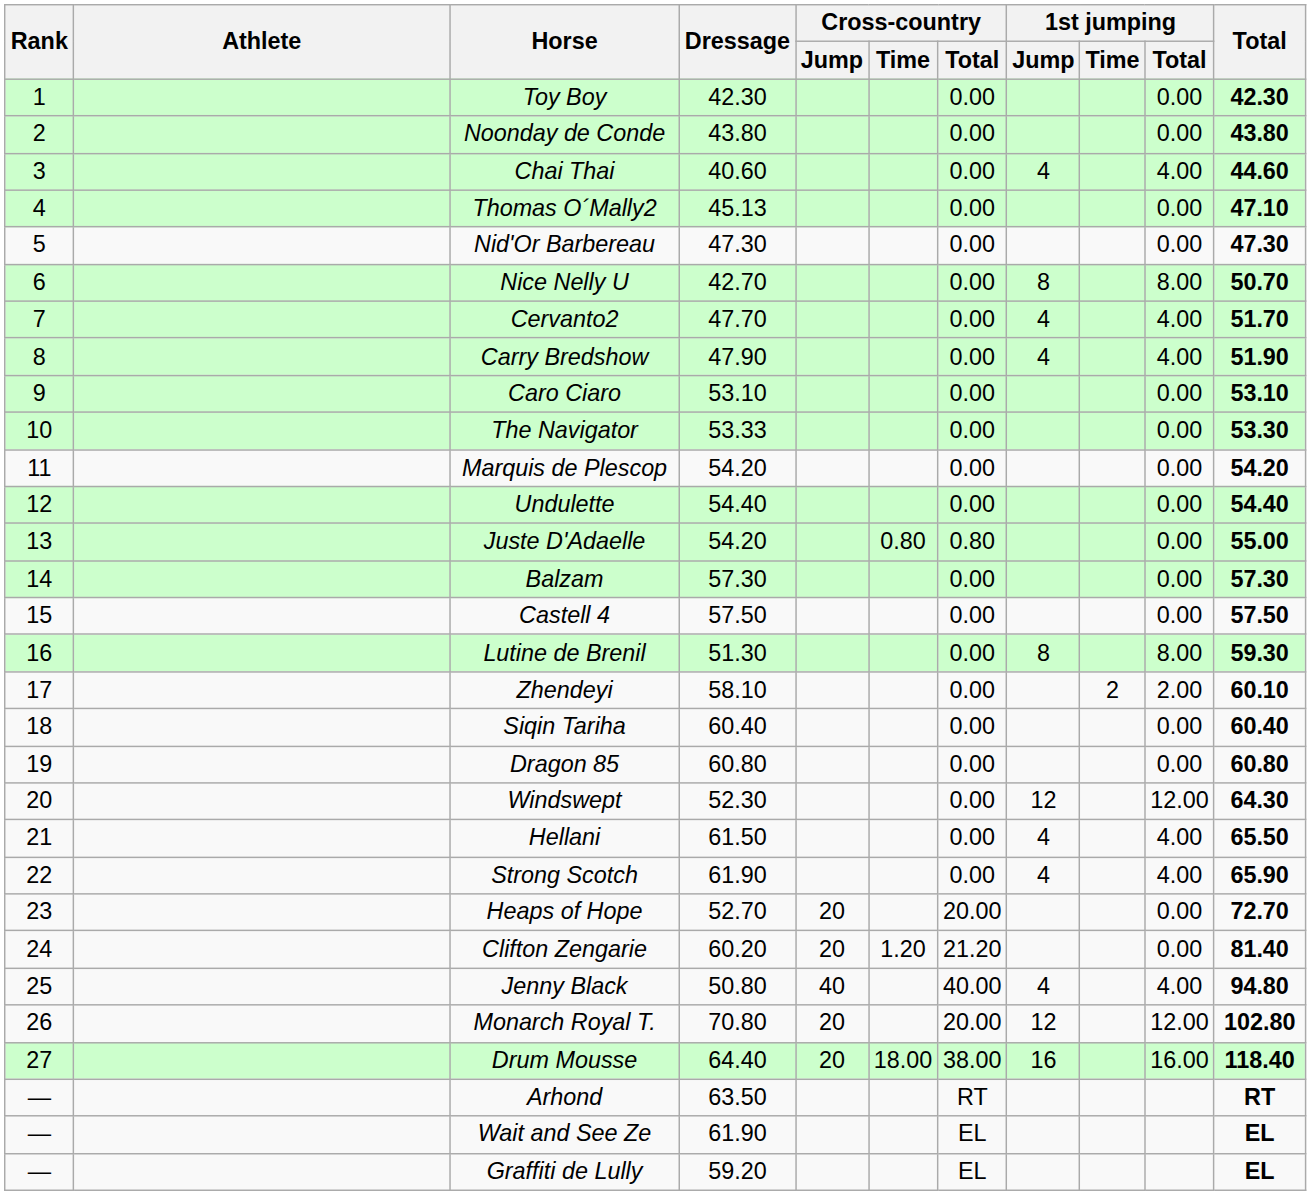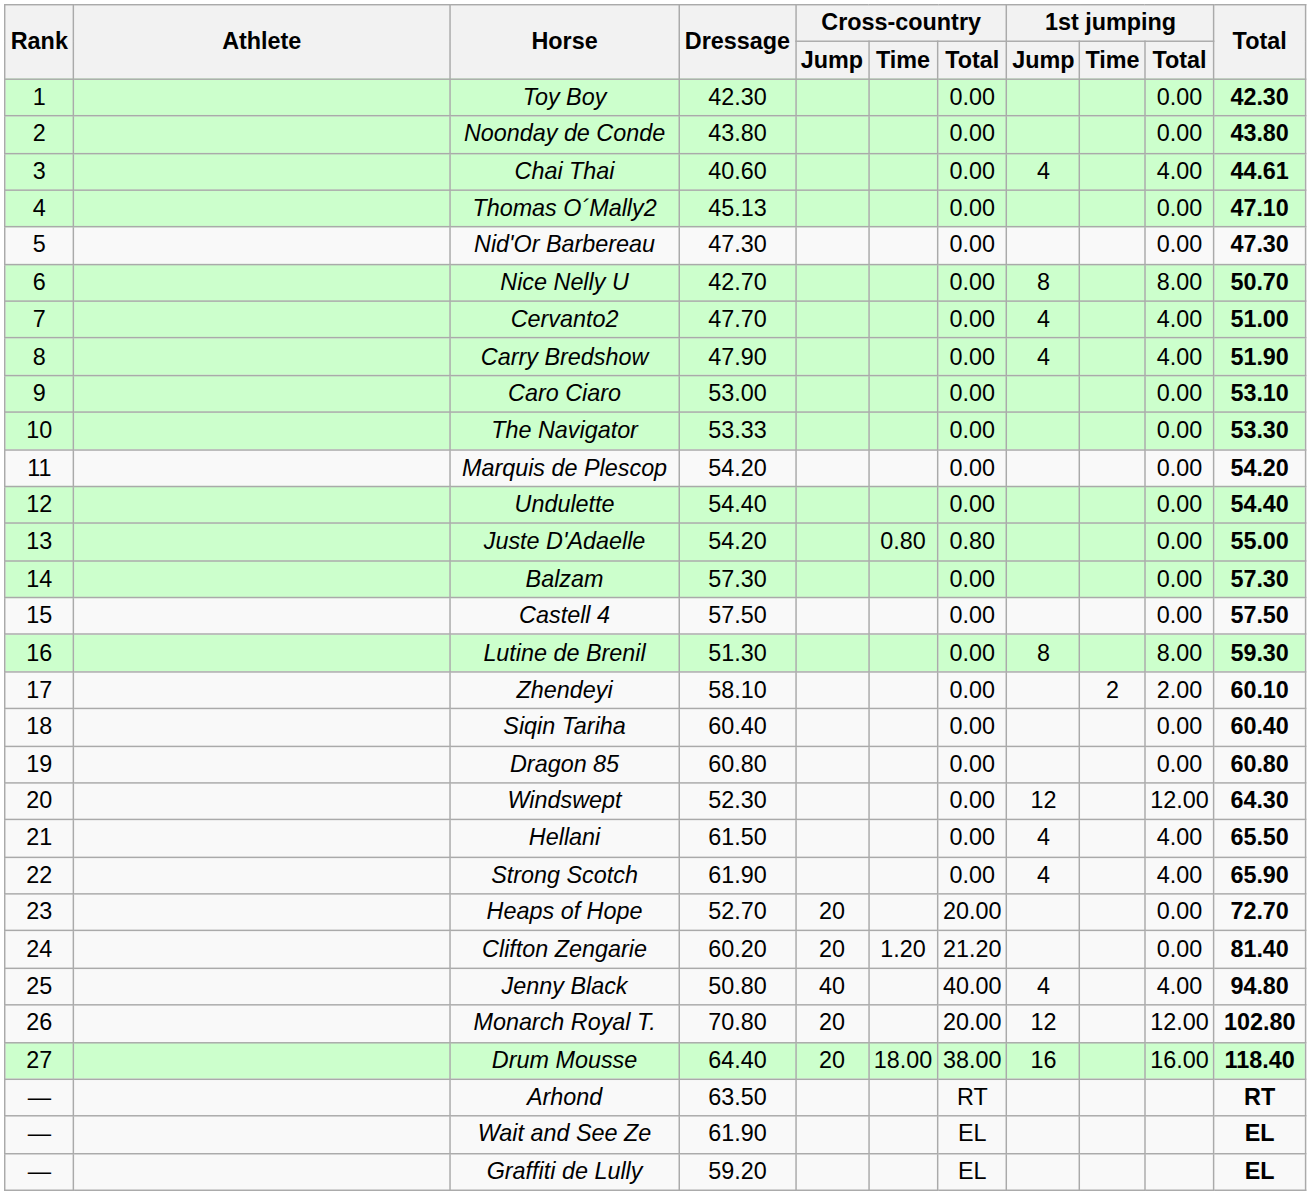(1260, 171) 44.60 -> (1260, 171) 44.61
(1260, 319) 51.70 -> (1260, 319) 51.00
(737, 393) 53.10 -> (737, 393) 53.00
